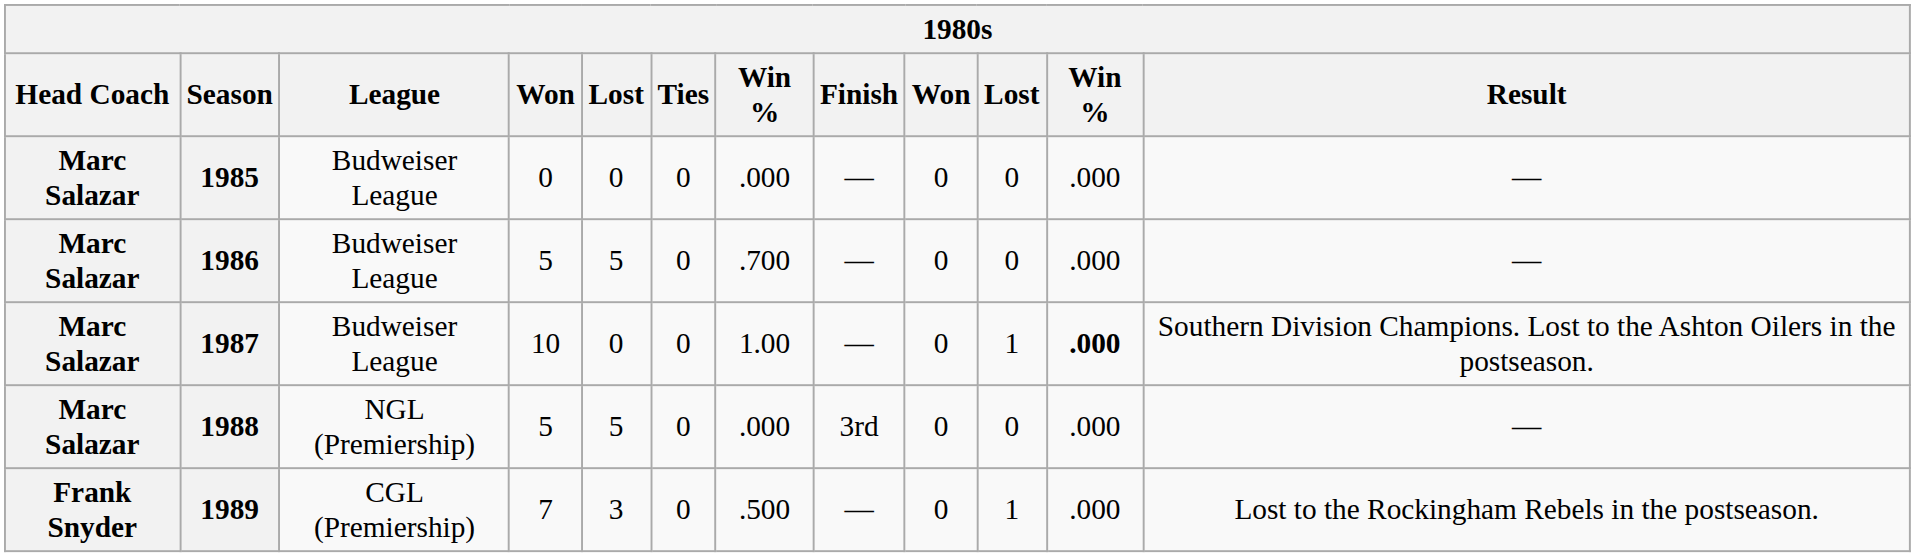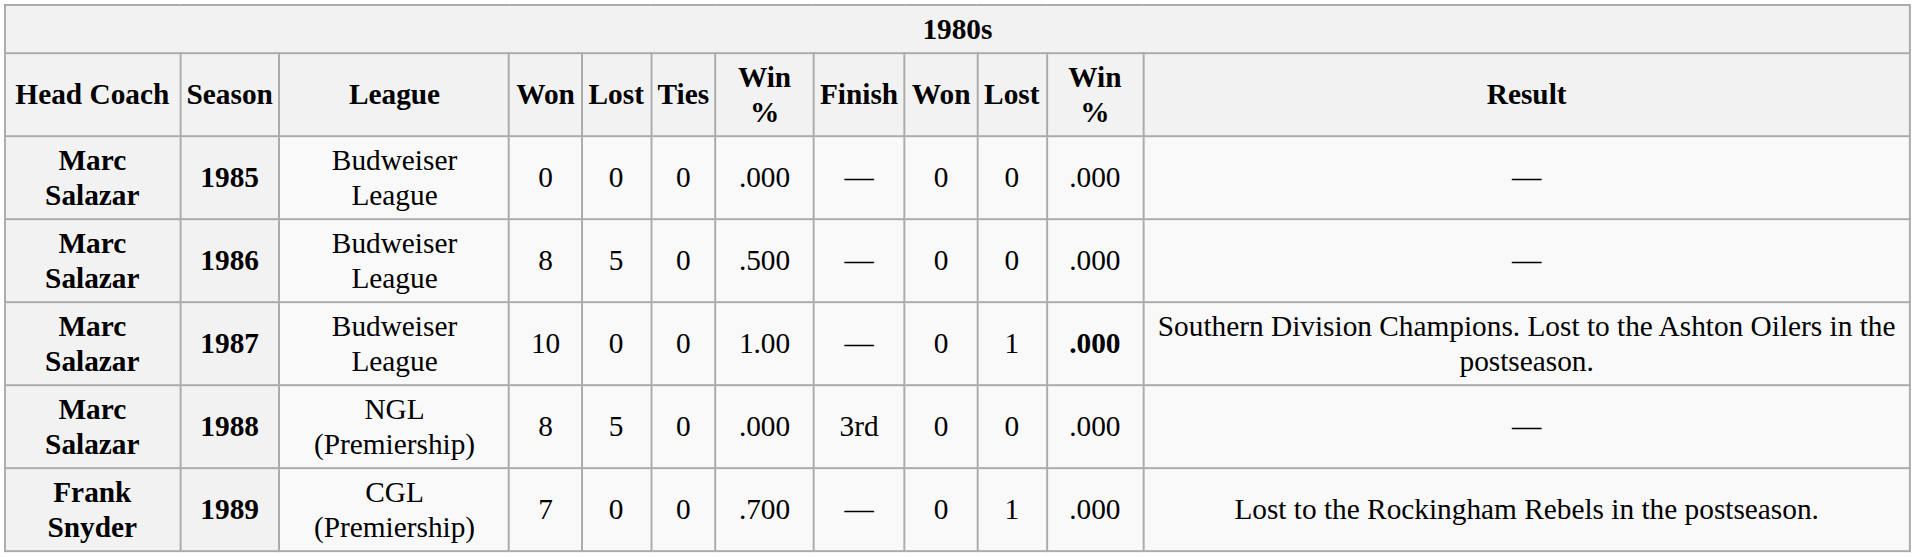(546, 260) 5 -> (546, 260) 8
(765, 260) .700 -> (765, 260) .500
(546, 427) 5 -> (546, 427) 8
(616, 510) 3 -> (616, 510) 0
(765, 510) .500 -> (765, 510) .700
